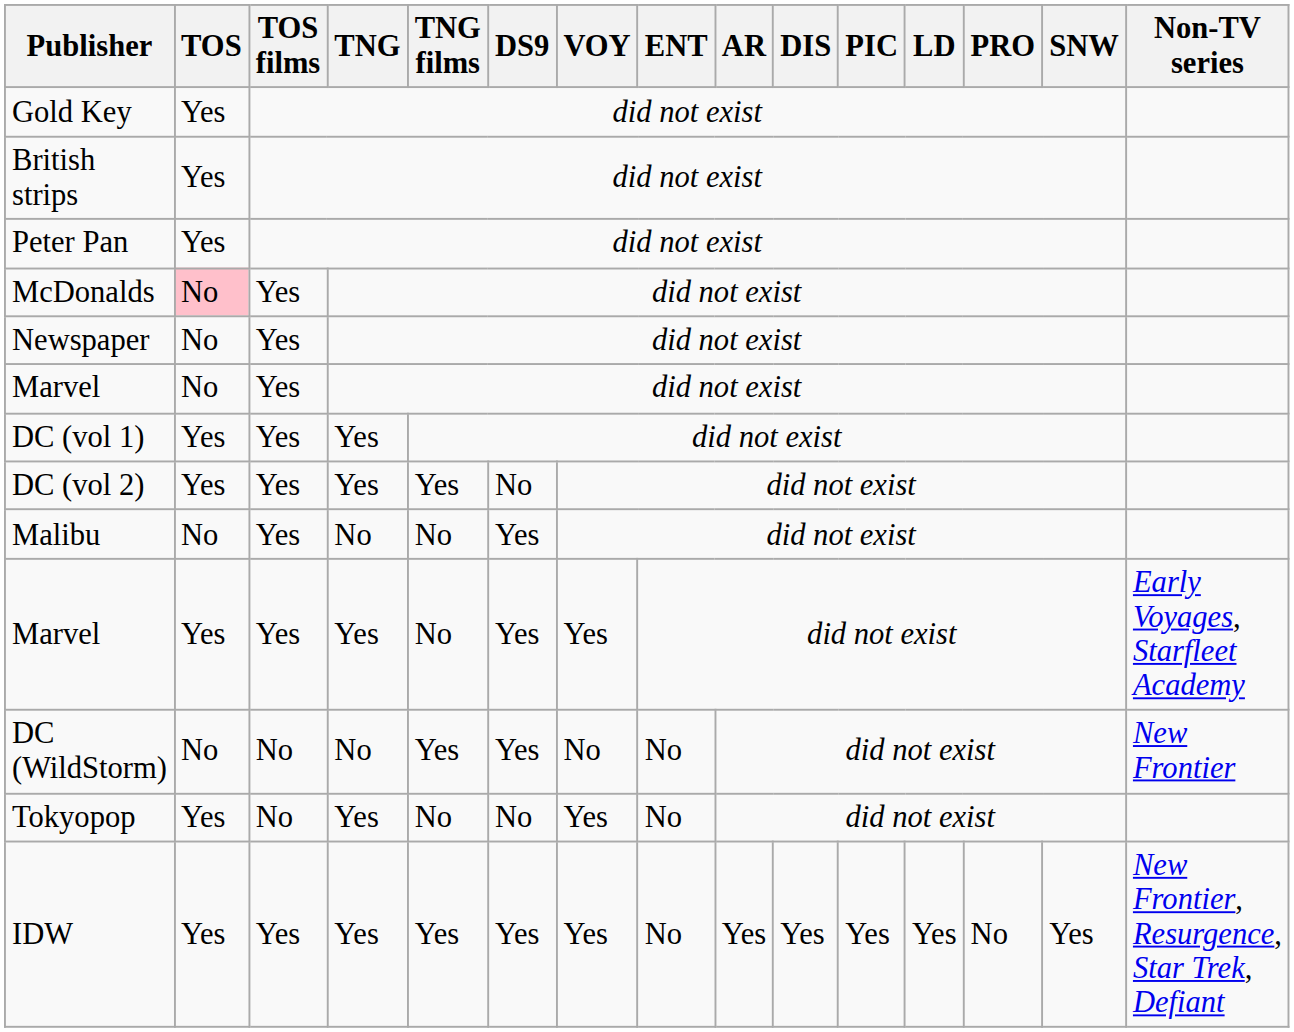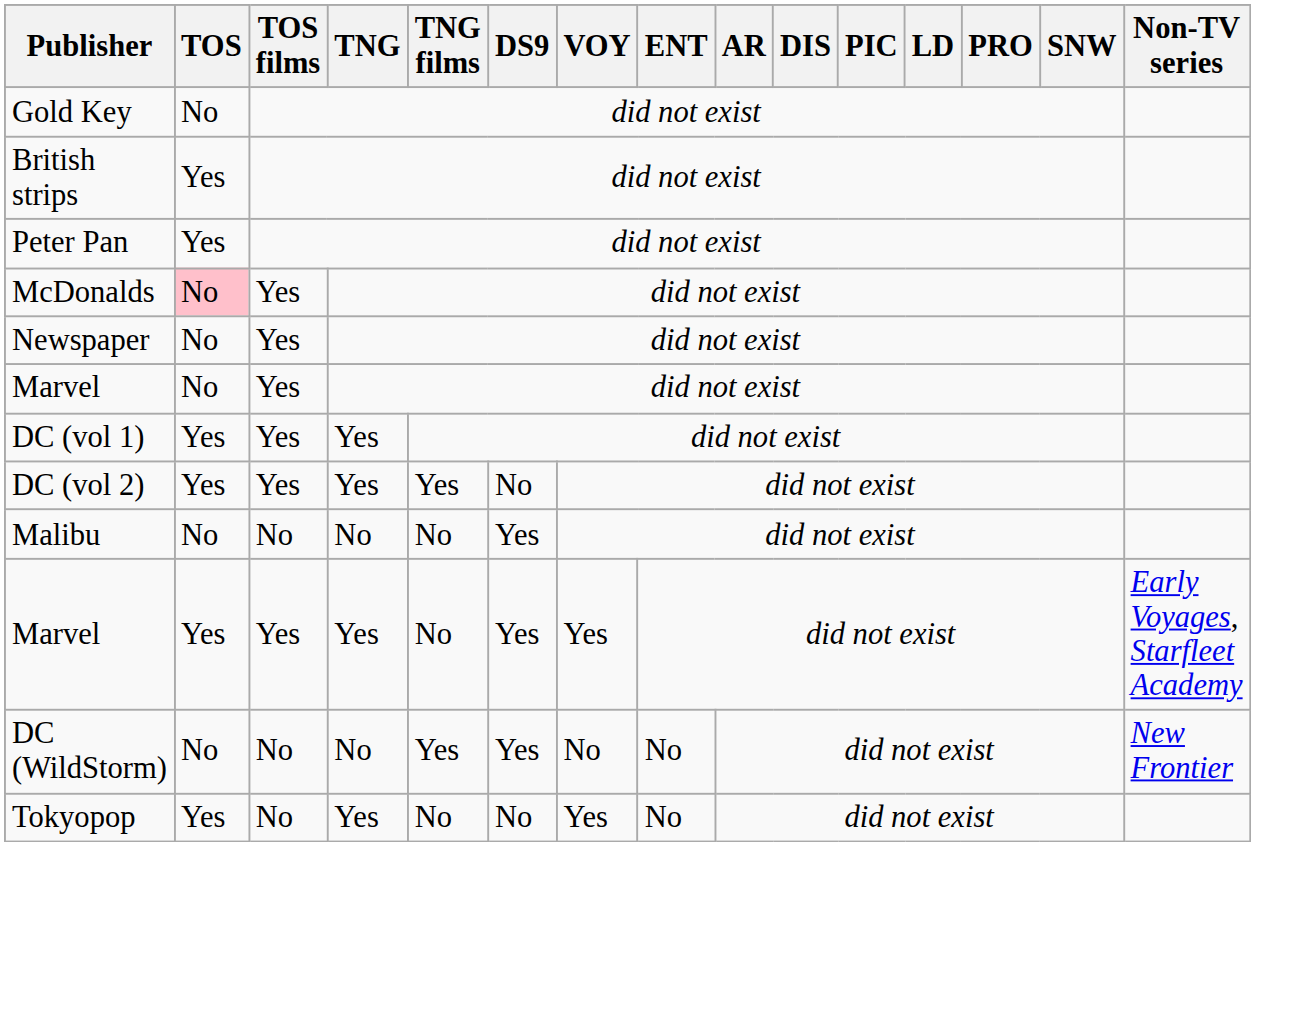(203, 111) Yes -> (200, 111) No
(278, 533) Yes -> (274, 533) No
- row: (43, 933)
